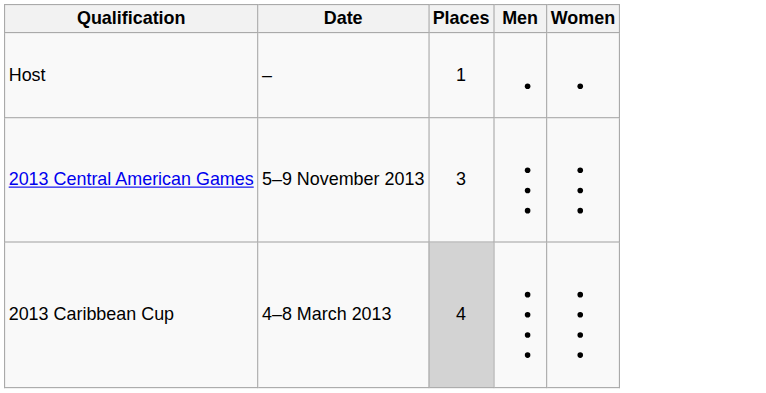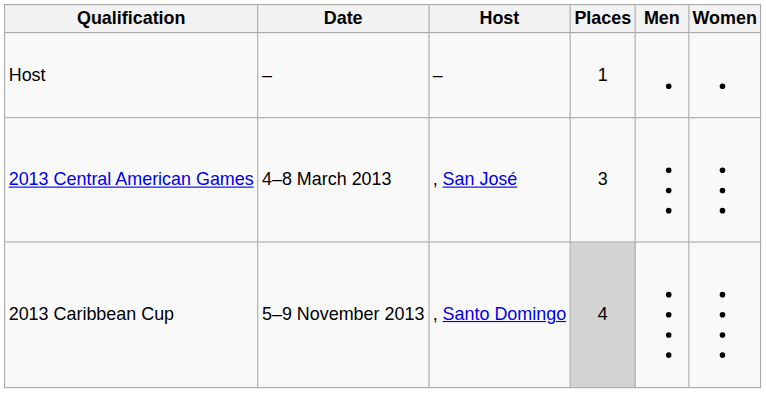+ column: (499, 18)
(343, 179) 5–9 November 2013 -> (327, 179) 4–8 March 2013
(327, 314) 4–8 March 2013 -> (343, 314) 5–9 November 2013
